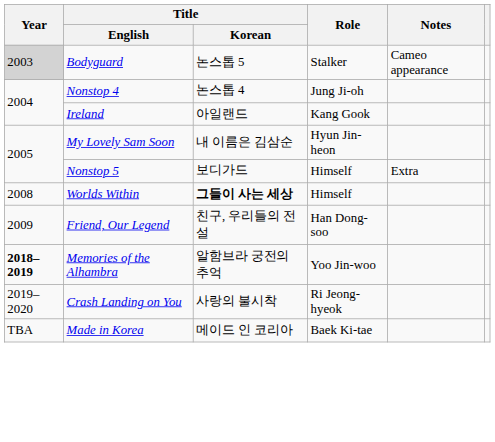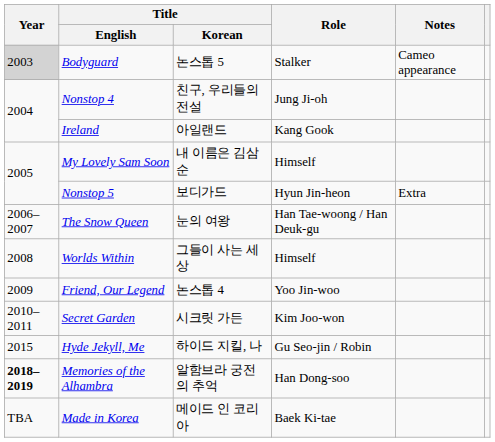(220, 90) 논스톱 4 -> (217, 99) 친구, 우리들의 전설
(336, 142) Hyun Jin-heon -> (295, 161) Himself
(331, 171) Himself -> (312, 192) Hyun Jin-heon
+ row: (105, 221)
(244, 193) bold -> (217, 258) normal
(246, 224) 친구, 우리들의 전설 -> (200, 289) 논스톱 4
(339, 225) Han Dong-soo -> (307, 289) Yoo Jin-woo
+ row: (98, 318)
+ row: (103, 347)
(343, 264) Yoo Jin-woo -> (312, 378) Han Dong-soo
- row: (124, 301)
